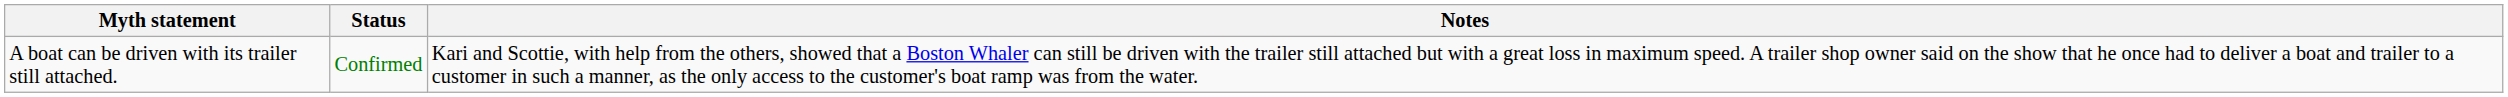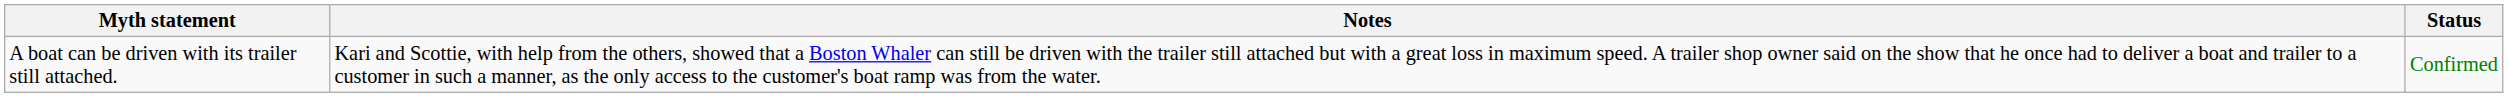columns swapped: (378, 20) <-> (1465, 20)
